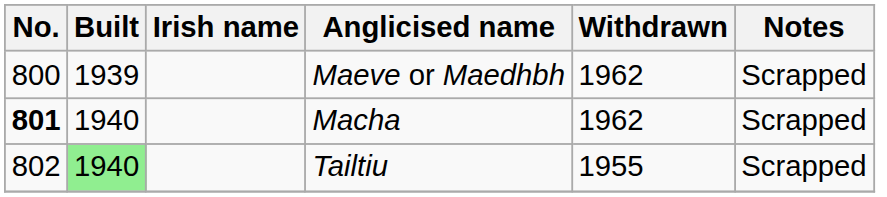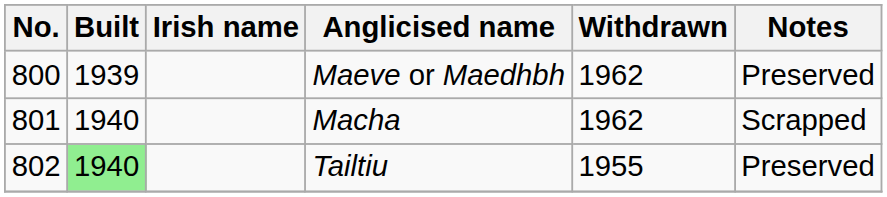(804, 74) Scrapped -> (808, 74) Preserved
(36, 120) bold -> (36, 120) normal
(804, 167) Scrapped -> (808, 167) Preserved
